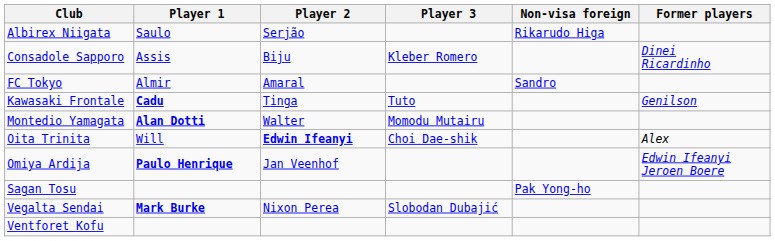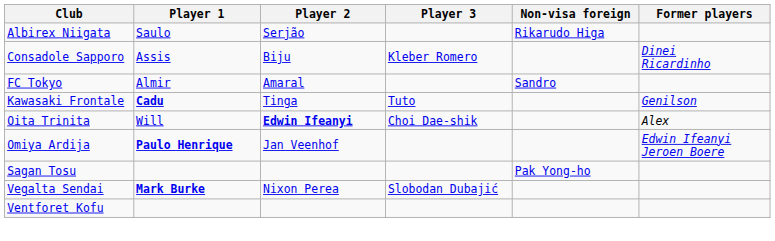- row: (66, 120)
